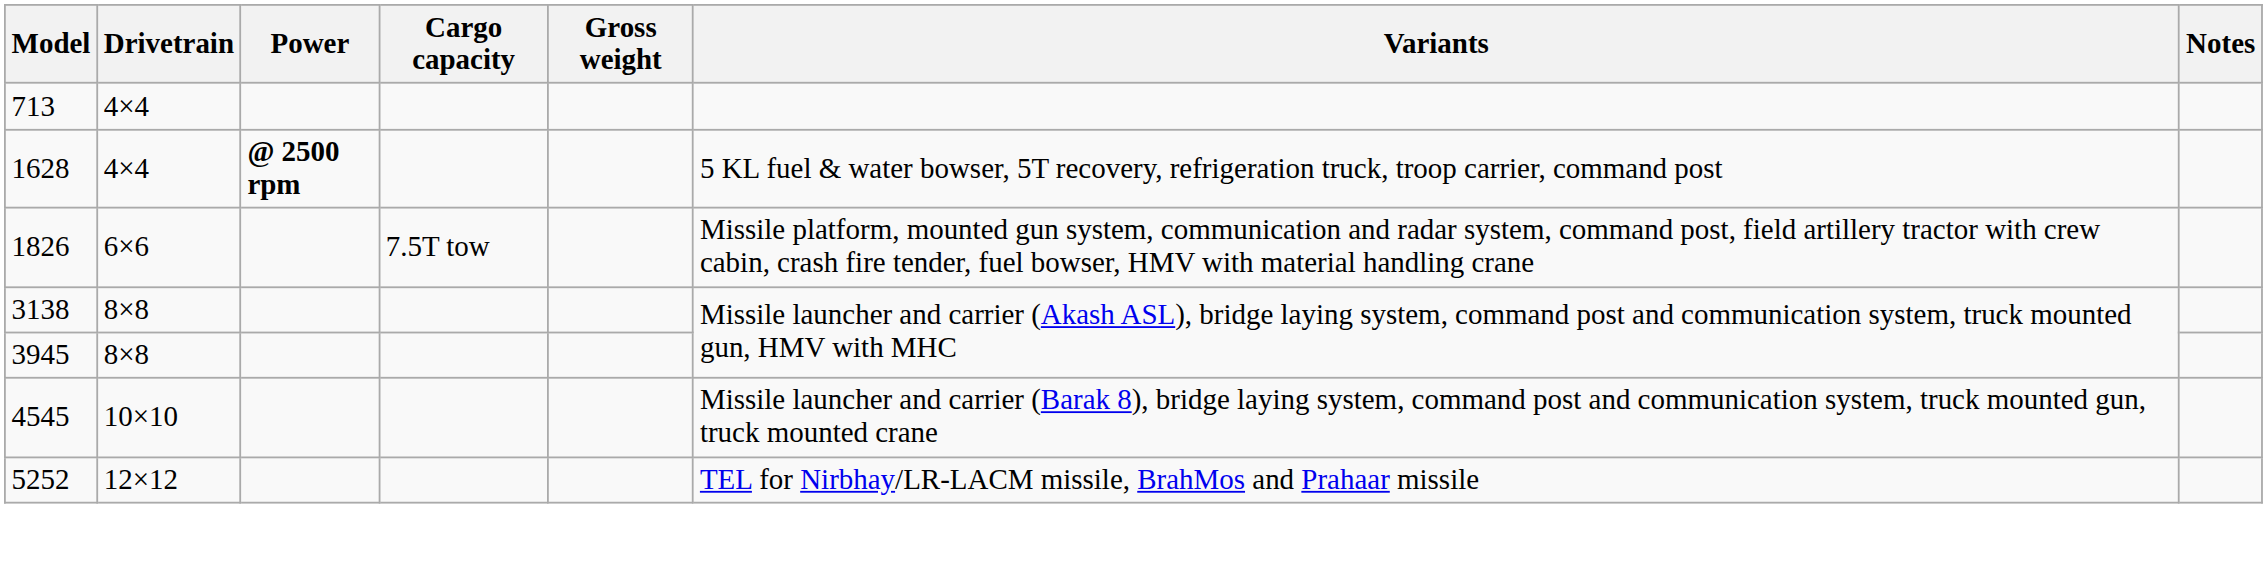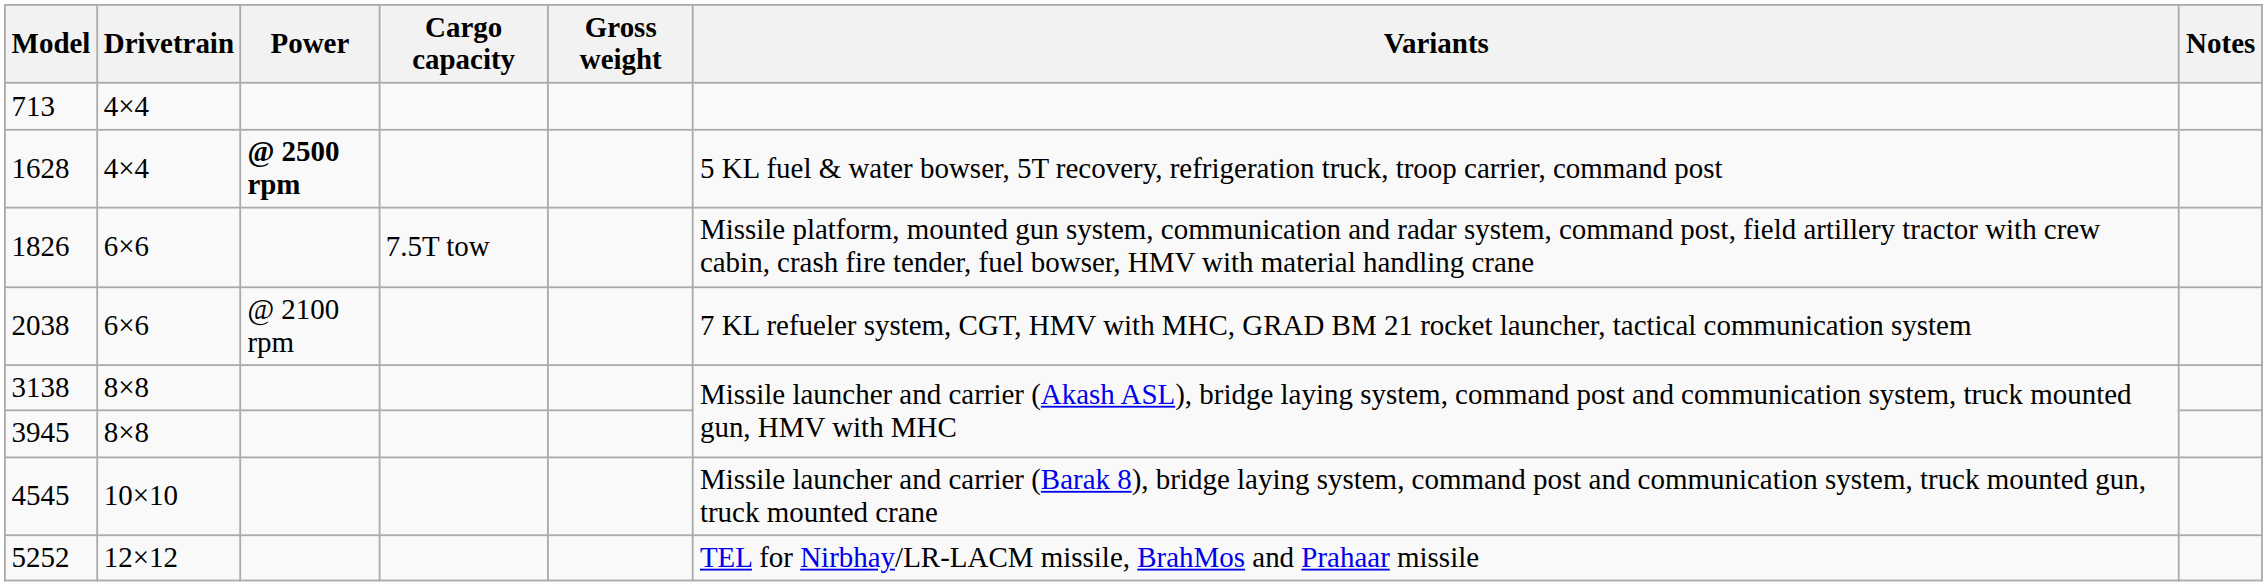+ row: (41, 325)
